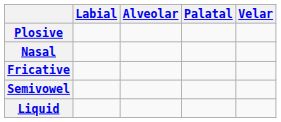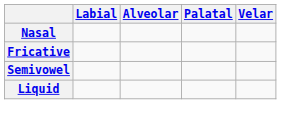- row: (39, 33)
